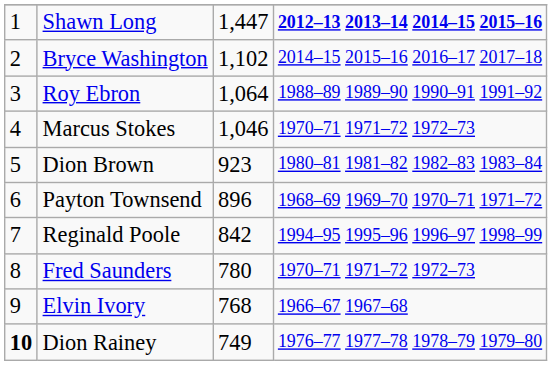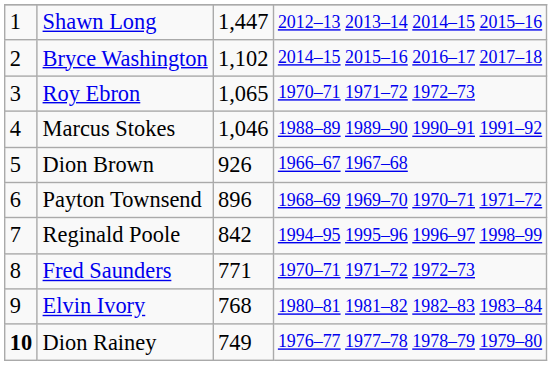(410, 22) bold -> (410, 22) normal
(243, 93) 1,064 -> (243, 93) 1,065
(410, 93) 1988–89 1989–90 1990–91 1991–92 -> (376, 93) 1970–71 1971–72 1972–73
(376, 128) 1970–71 1971–72 1972–73 -> (410, 128) 1988–89 1989–90 1990–91 1991–92
(235, 164) 923 -> (235, 164) 926
(410, 164) 1980–81 1981–82 1982–83 1983–84 -> (343, 164) 1966–67 1967–68
(235, 270) 780 -> (235, 270) 771
(343, 306) 1966–67 1967–68 -> (410, 306) 1980–81 1981–82 1982–83 1983–84
